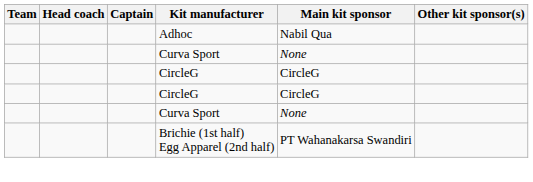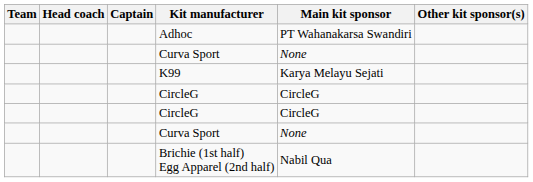(306, 34) Nabil Qua -> (346, 34) PT Wahanakarsa Swandiri
+ row: (22, 74)
(346, 140) PT Wahanakarsa Swandiri -> (306, 159) Nabil Qua
